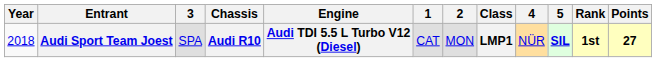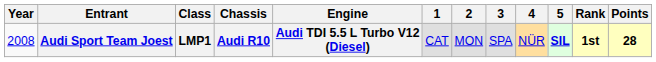columns swapped: (496, 14) <-> (190, 14)
(21, 40) 2018 -> (21, 40) 2008
(630, 40) 27 -> (630, 40) 28
